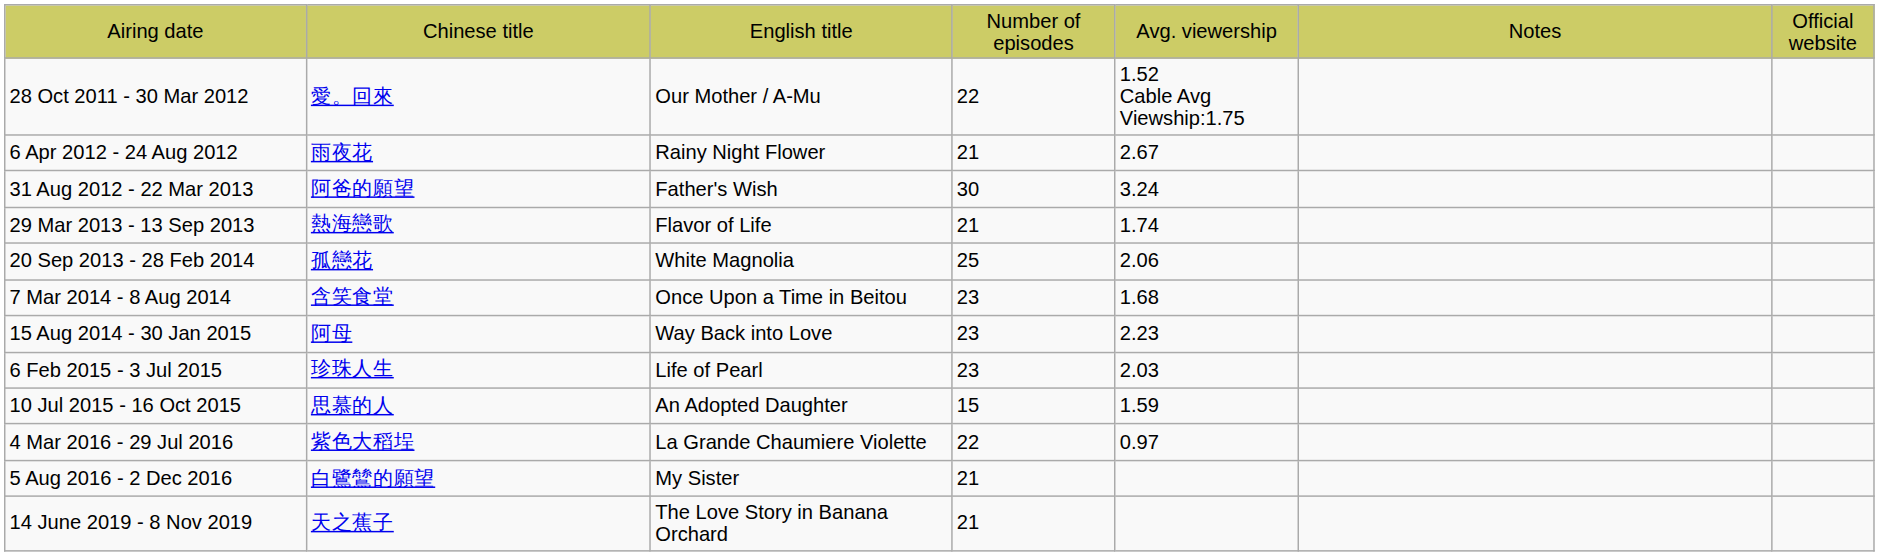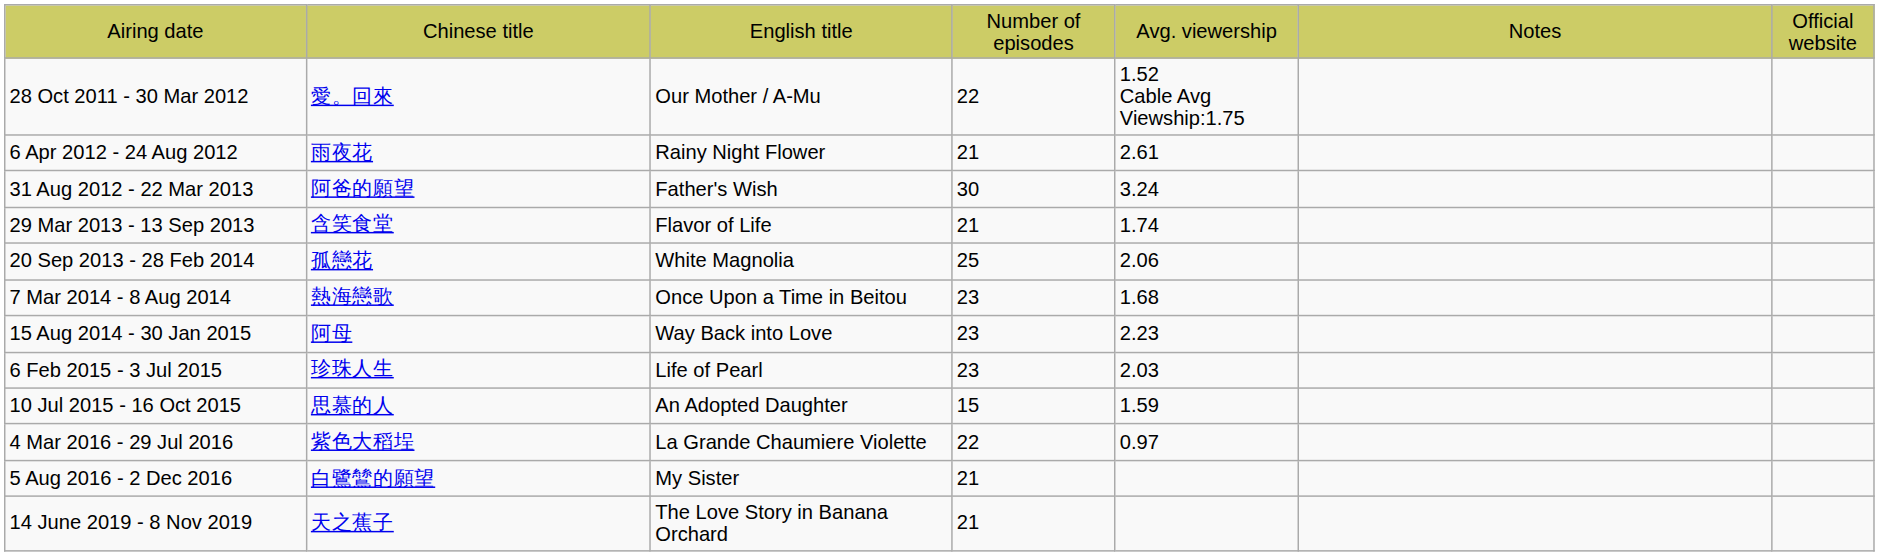(1139, 152) 2.67 -> (1139, 152) 2.61
(352, 224) 熱海戀歌 -> (352, 224) 含笑食堂
(352, 296) 含笑食堂 -> (352, 296) 熱海戀歌
